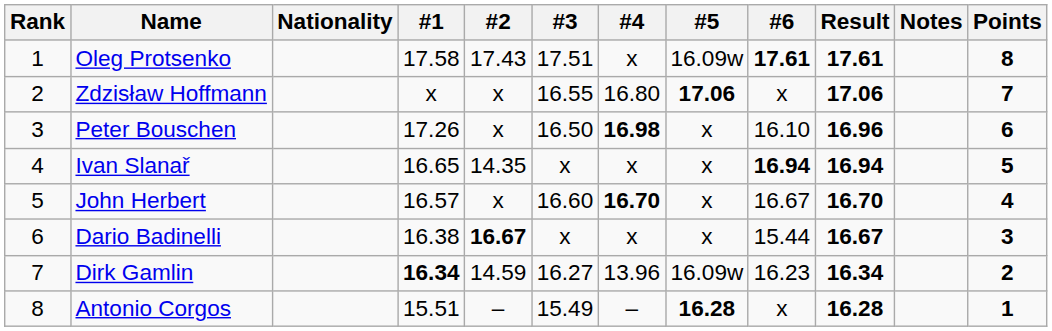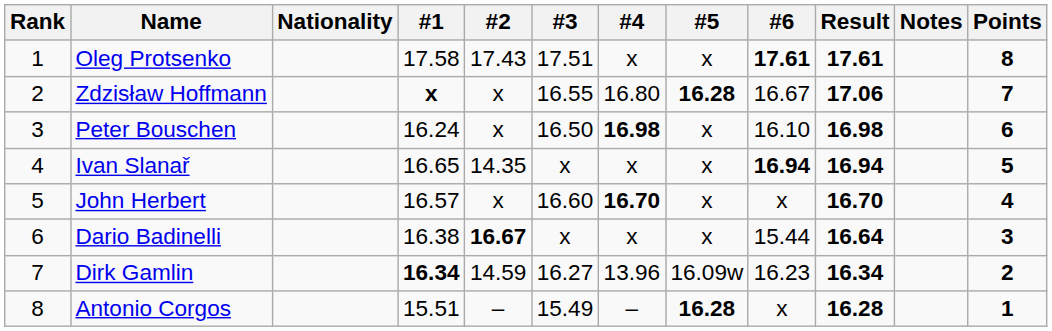(707, 58) 16.09w -> (707, 58) x
(431, 93) normal -> (431, 93) bold
(707, 93) 17.06 -> (707, 93) 16.28
(782, 93) x -> (782, 93) 16.67
(431, 129) 17.26 -> (431, 129) 16.24
(855, 129) 16.96 -> (855, 129) 16.98
(782, 201) 16.67 -> (782, 201) x
(855, 237) 16.67 -> (855, 237) 16.64
